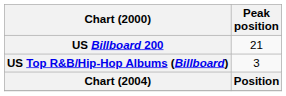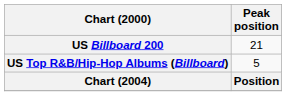(256, 63) 3 -> (256, 63) 5
